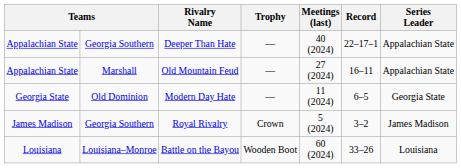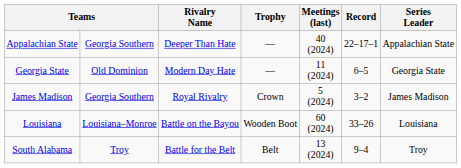- row: (200, 70)
+ row: (200, 150)
